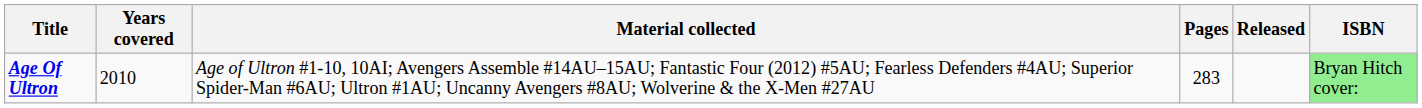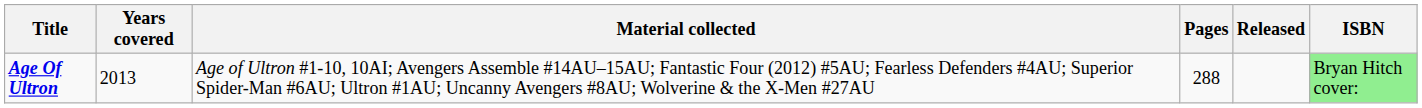(118, 78) 2010 -> (118, 78) 2013
(1206, 78) 283 -> (1206, 78) 288
